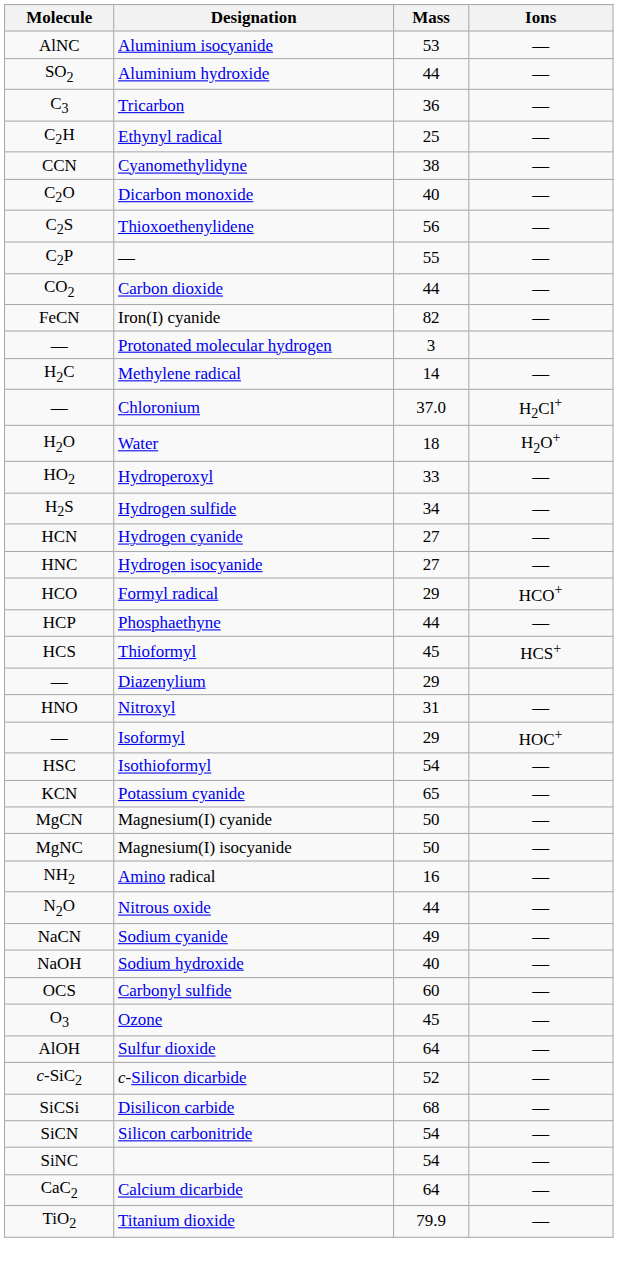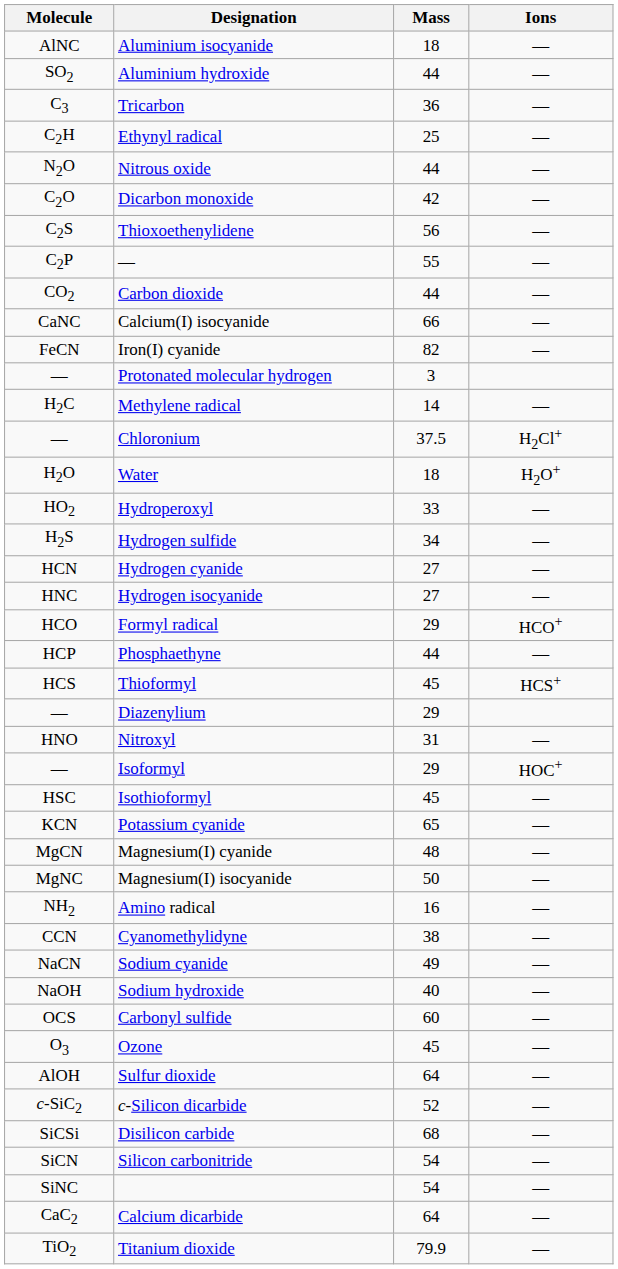(431, 44) 53 -> (431, 44) 18
rows swapped: (183, 165) <-> (164, 907)
(431, 194) 40 -> (431, 199) 42
+ row: (194, 322)
(431, 407) 37.0 -> (431, 438) 37.5
(431, 766) 54 -> (431, 797) 45
(431, 820) 50 -> (431, 851) 48
